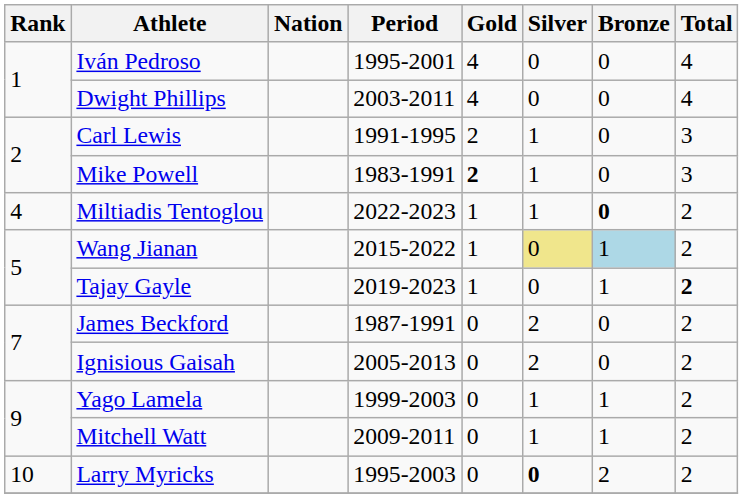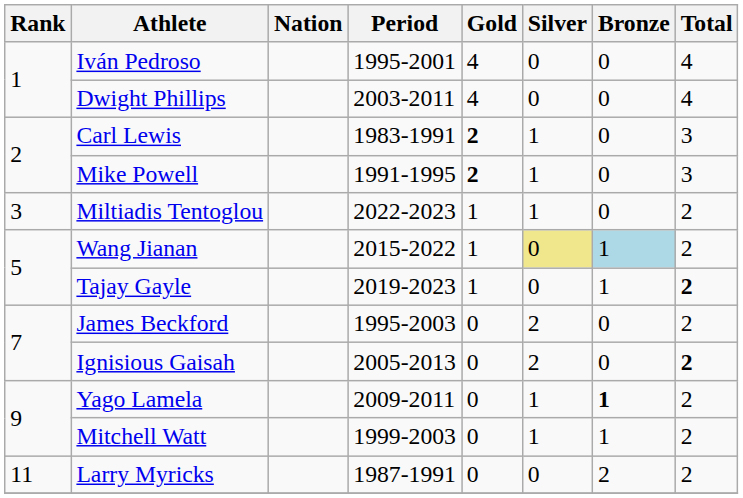(405, 135) 1991-1995 -> (405, 135) 1983-1991
(473, 135) normal -> (473, 135) bold
(405, 173) 1983-1991 -> (405, 173) 1991-1995
(16, 211) 4 -> (16, 211) 3
(604, 211) bold -> (604, 211) normal
(405, 323) 1987-1991 -> (405, 323) 1995-2003
(687, 361) normal -> (687, 361) bold
(405, 398) 1999-2003 -> (404, 398) 2009-2011
(604, 398) normal -> (604, 398) bold
(404, 436) 2009-2011 -> (405, 436) 1999-2003
(22, 473) 10 -> (22, 473) 11
(405, 473) 1995-2003 -> (405, 473) 1987-1991
(534, 473) bold -> (534, 473) normal
